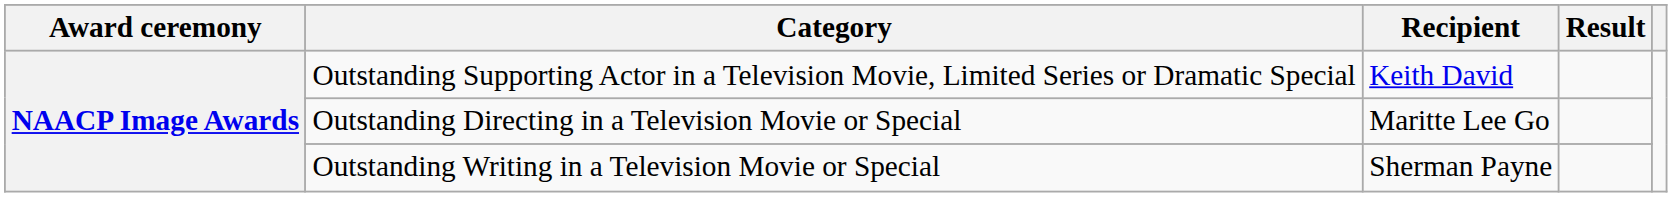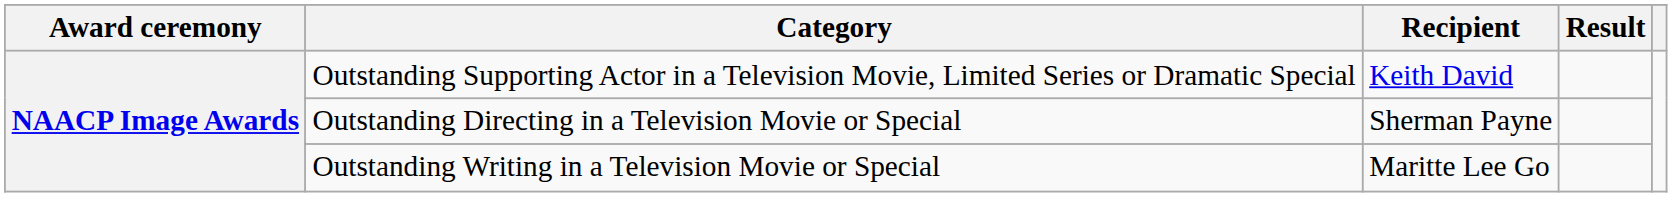(1459, 120) Maritte Lee Go -> (1461, 120) Sherman Payne
(1461, 167) Sherman Payne -> (1459, 167) Maritte Lee Go
